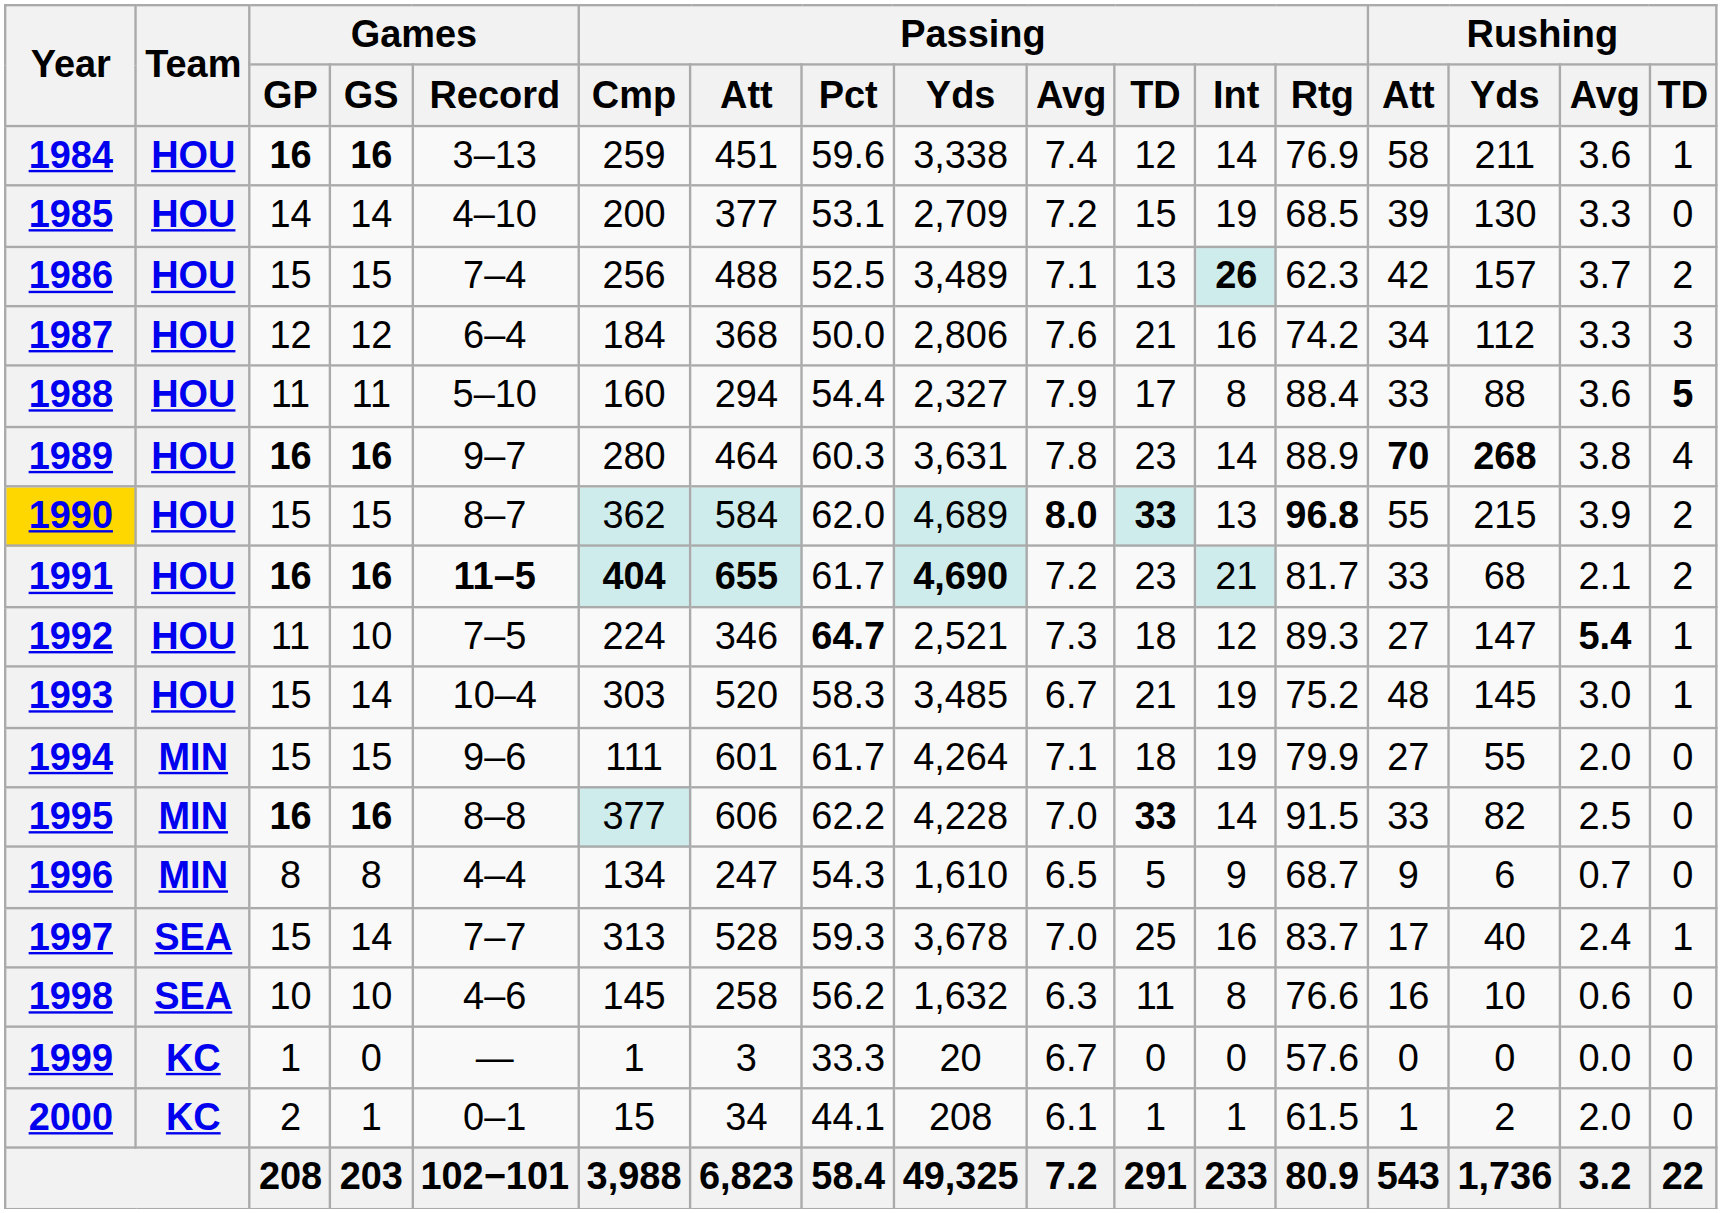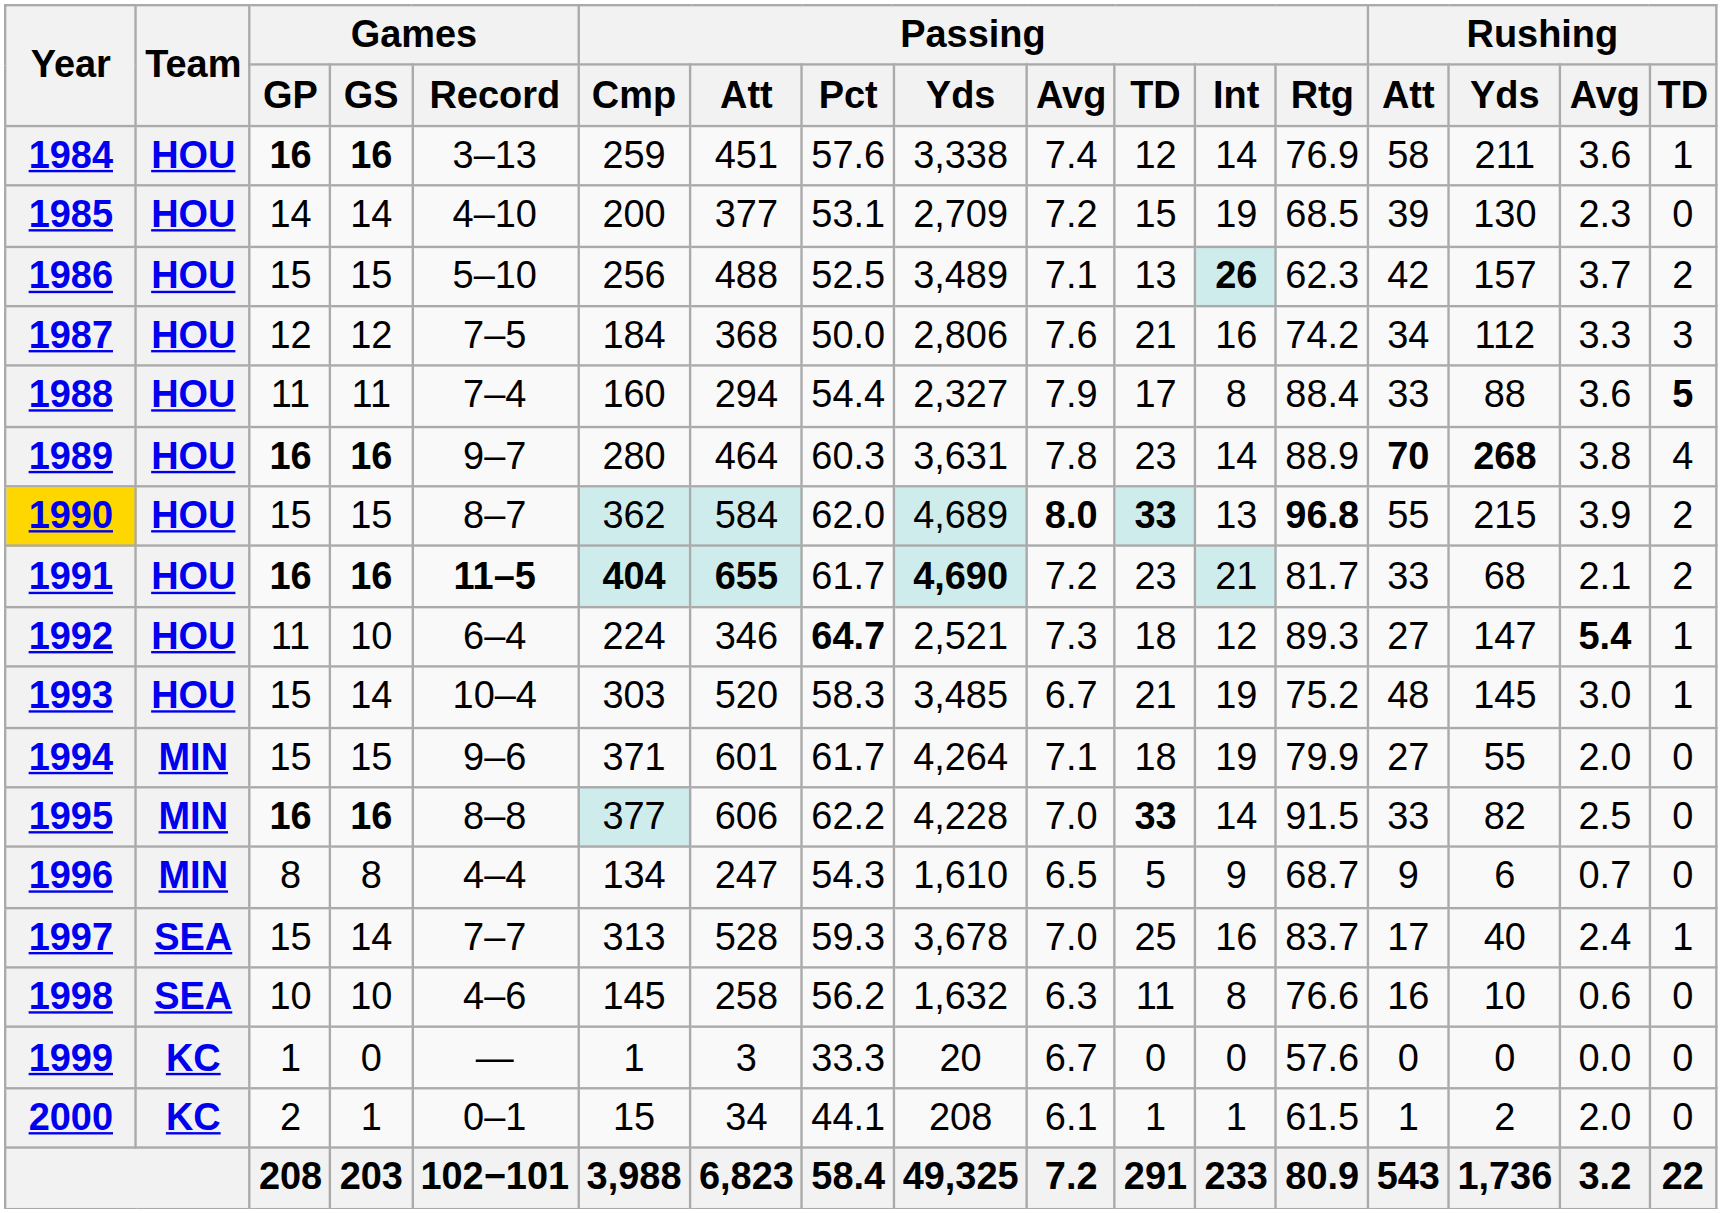(848, 154) 59.6 -> (848, 154) 57.6
(1605, 214) 3.3 -> (1605, 214) 2.3
(495, 275) 7–4 -> (495, 275) 5–10
(495, 335) 6–4 -> (495, 335) 7–5
(495, 395) 5–10 -> (495, 395) 7–4
(495, 635) 7–5 -> (495, 635) 6–4
(634, 756) 111 -> (634, 756) 371
